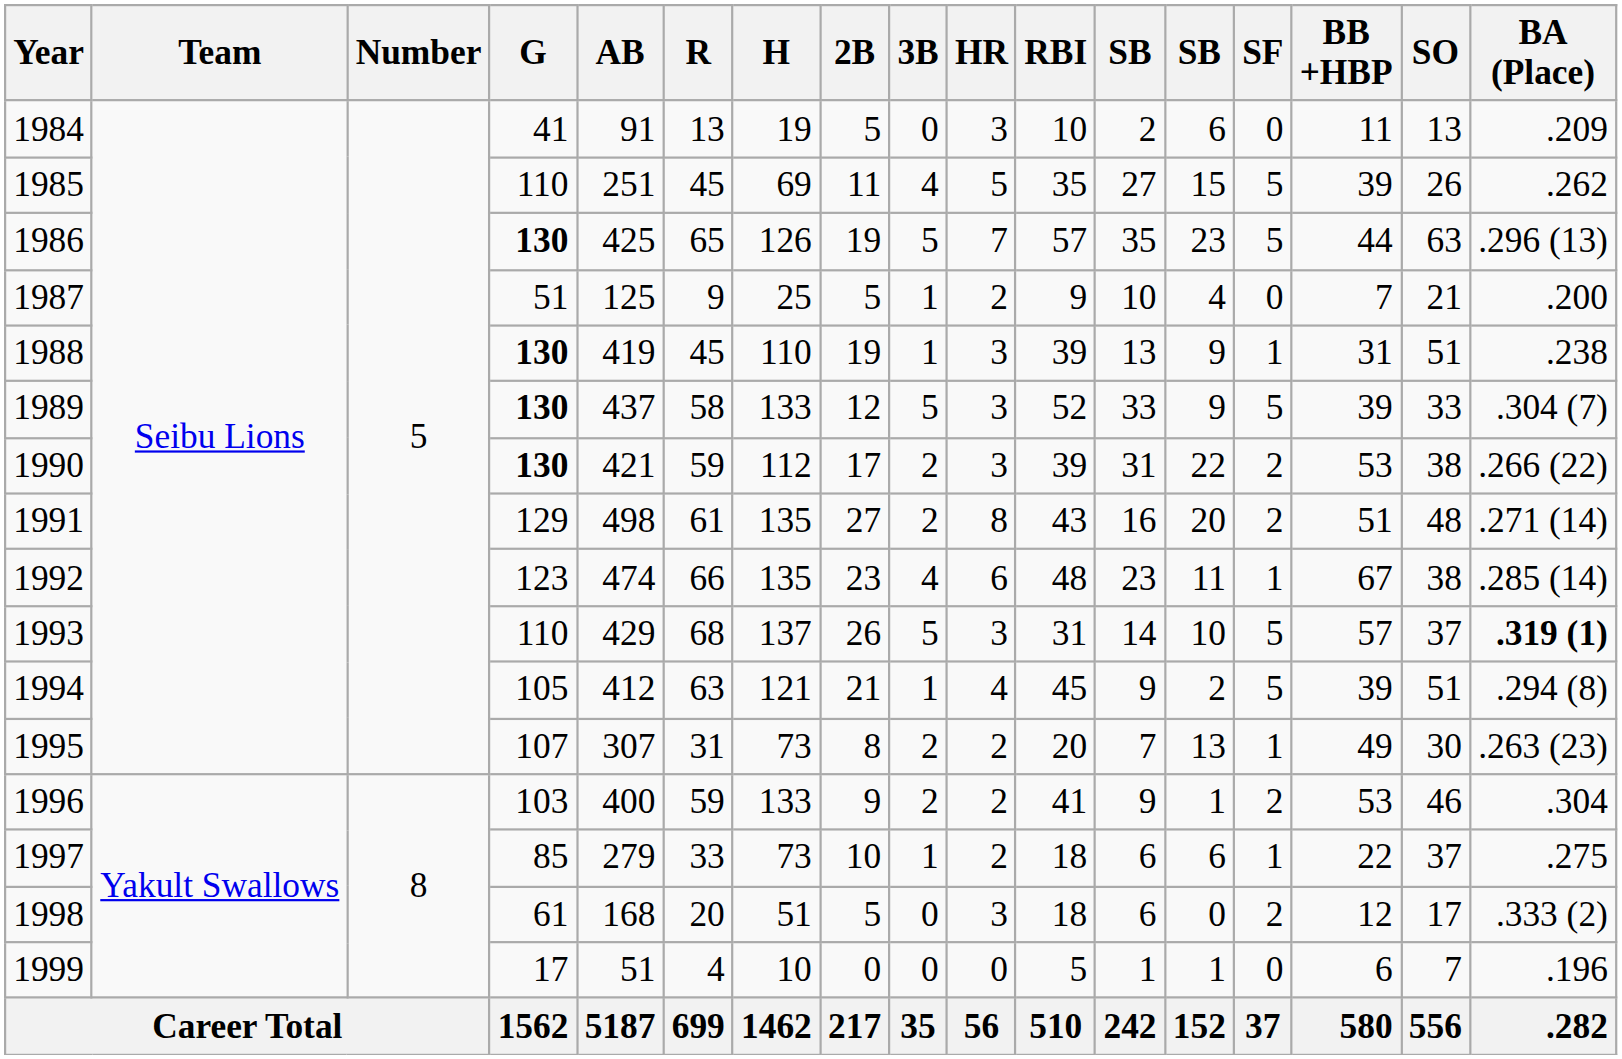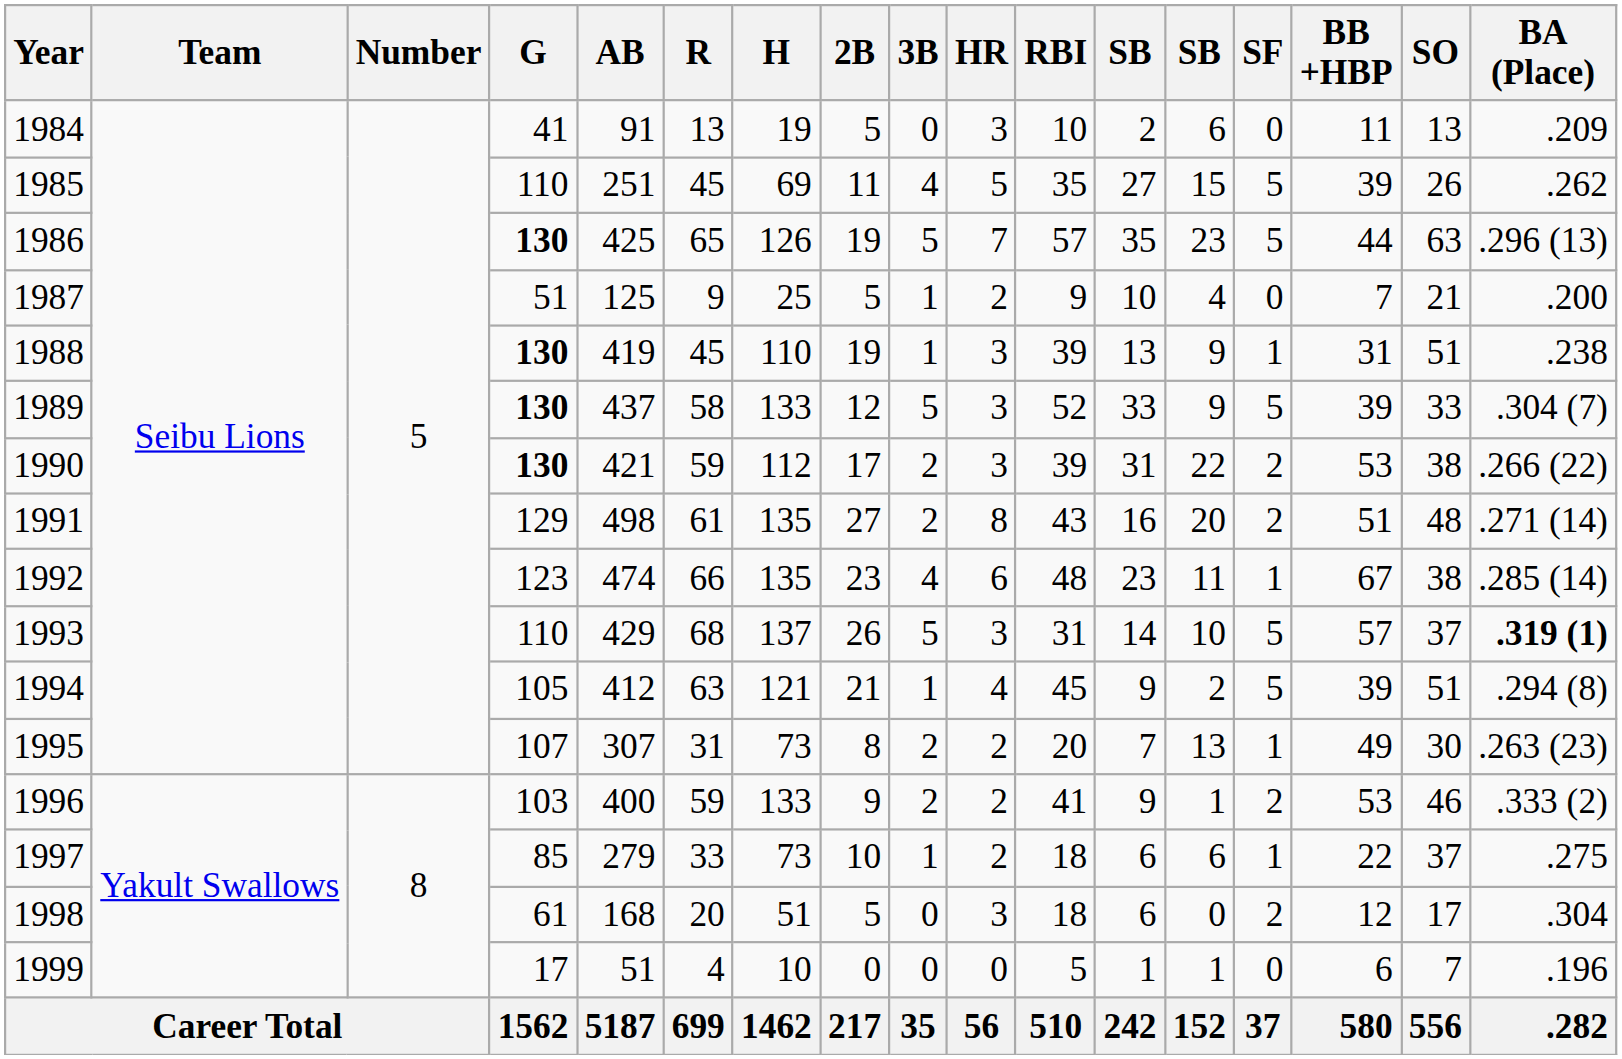(1577, 801) .304 -> (1552, 801) .333 (2)
(1552, 913) .333 (2) -> (1577, 913) .304
